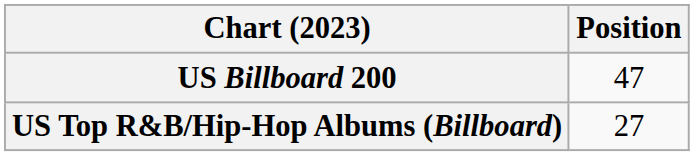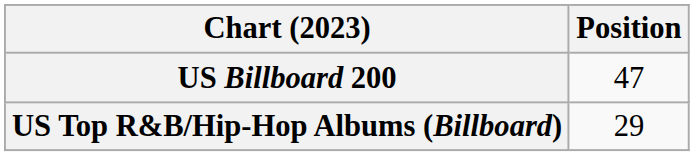(629, 125) 27 -> (629, 125) 29
